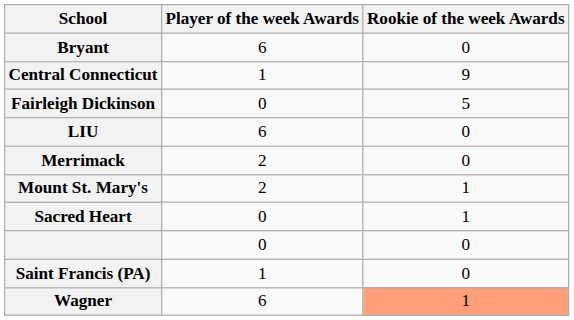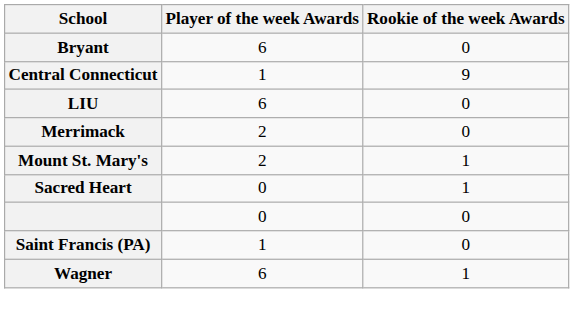- row: (83, 103)
(466, 301) lightsalmon background -> (466, 273) no background
